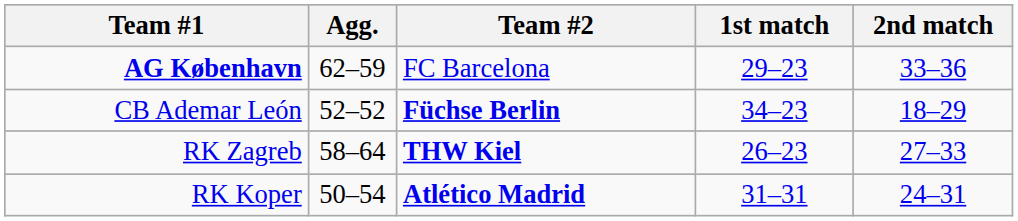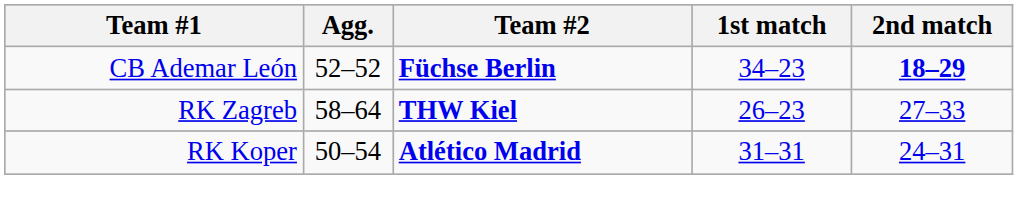- row: (213, 67)
(933, 109) normal -> (932, 67) bold
